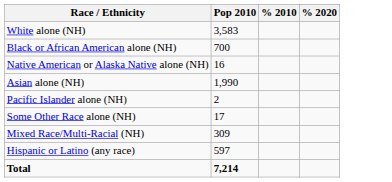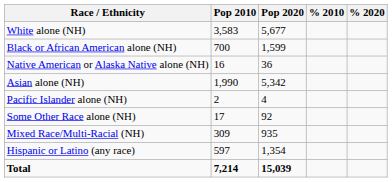+ column: (283, 13)
